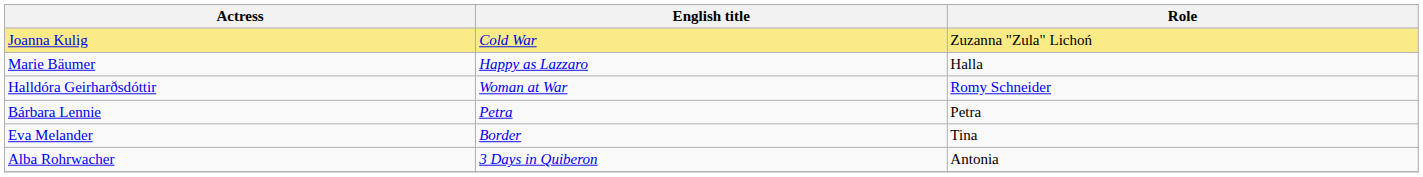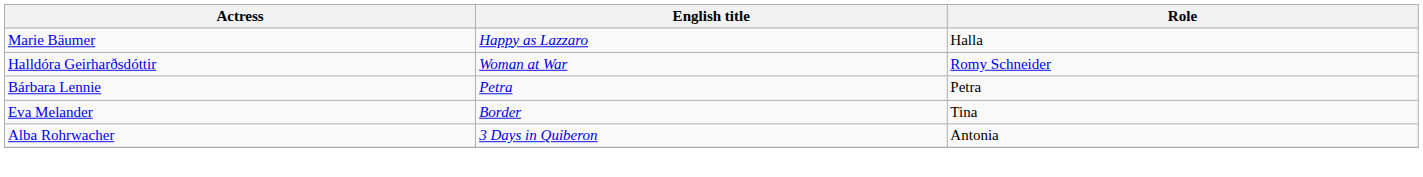- row: (48, 40)
